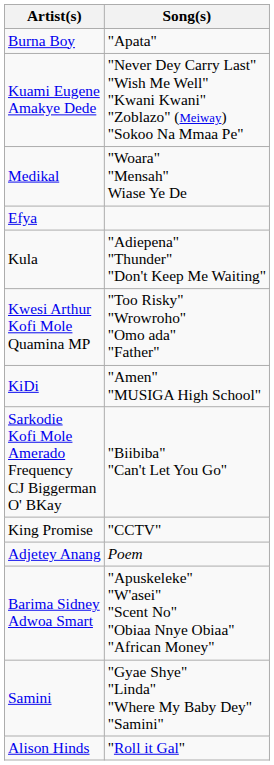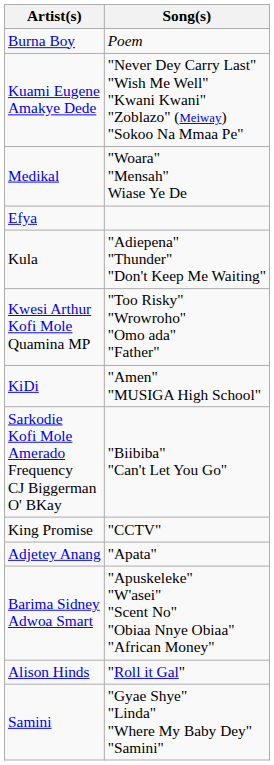(132, 41) "Apata" -> (125, 41) Poem
(125, 554) Poem -> (132, 554) "Apata"
rows swapped: (30, 697) <-> (49, 748)
